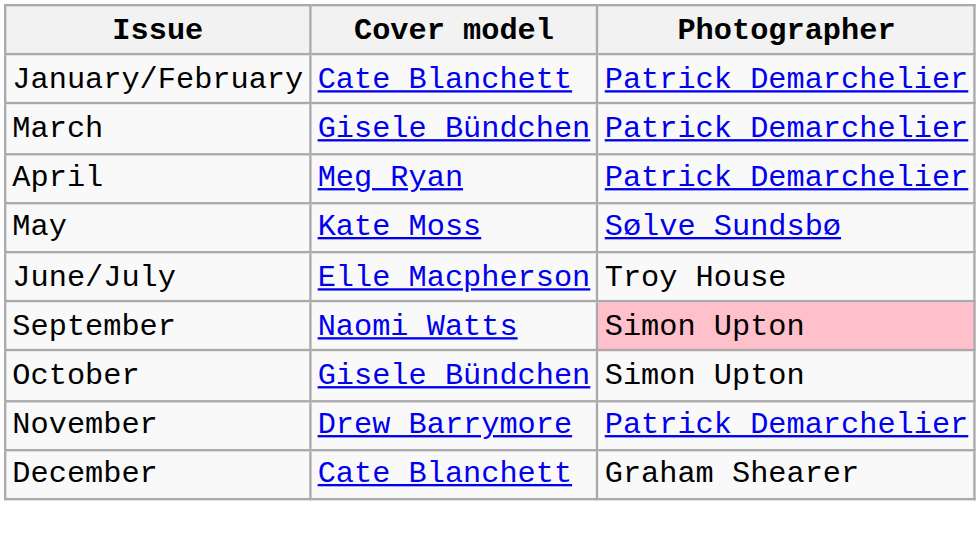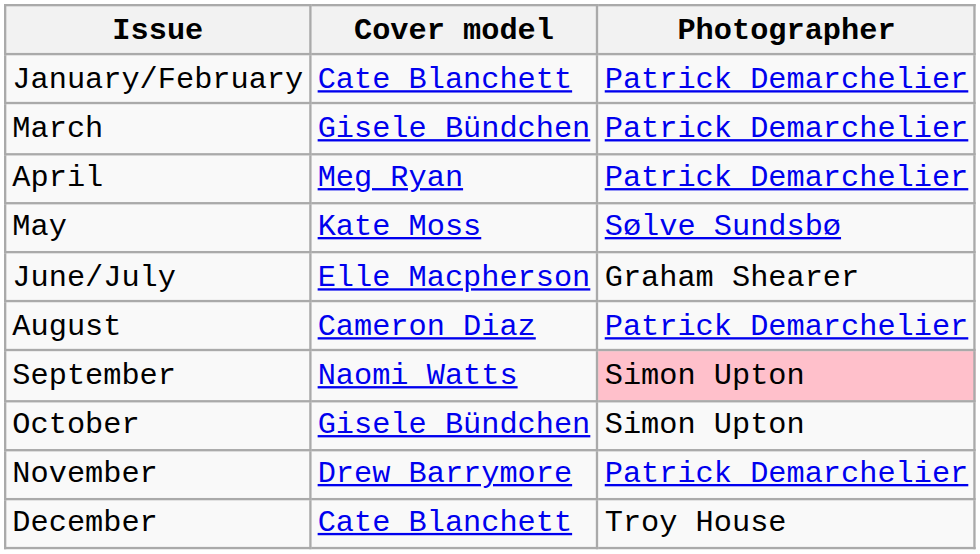(696, 277) Troy House -> (732, 277) Graham Shearer
+ row: (67, 326)
(732, 474) Graham Shearer -> (696, 524) Troy House
